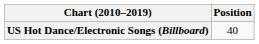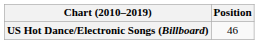(233, 30) 40 -> (233, 30) 46
